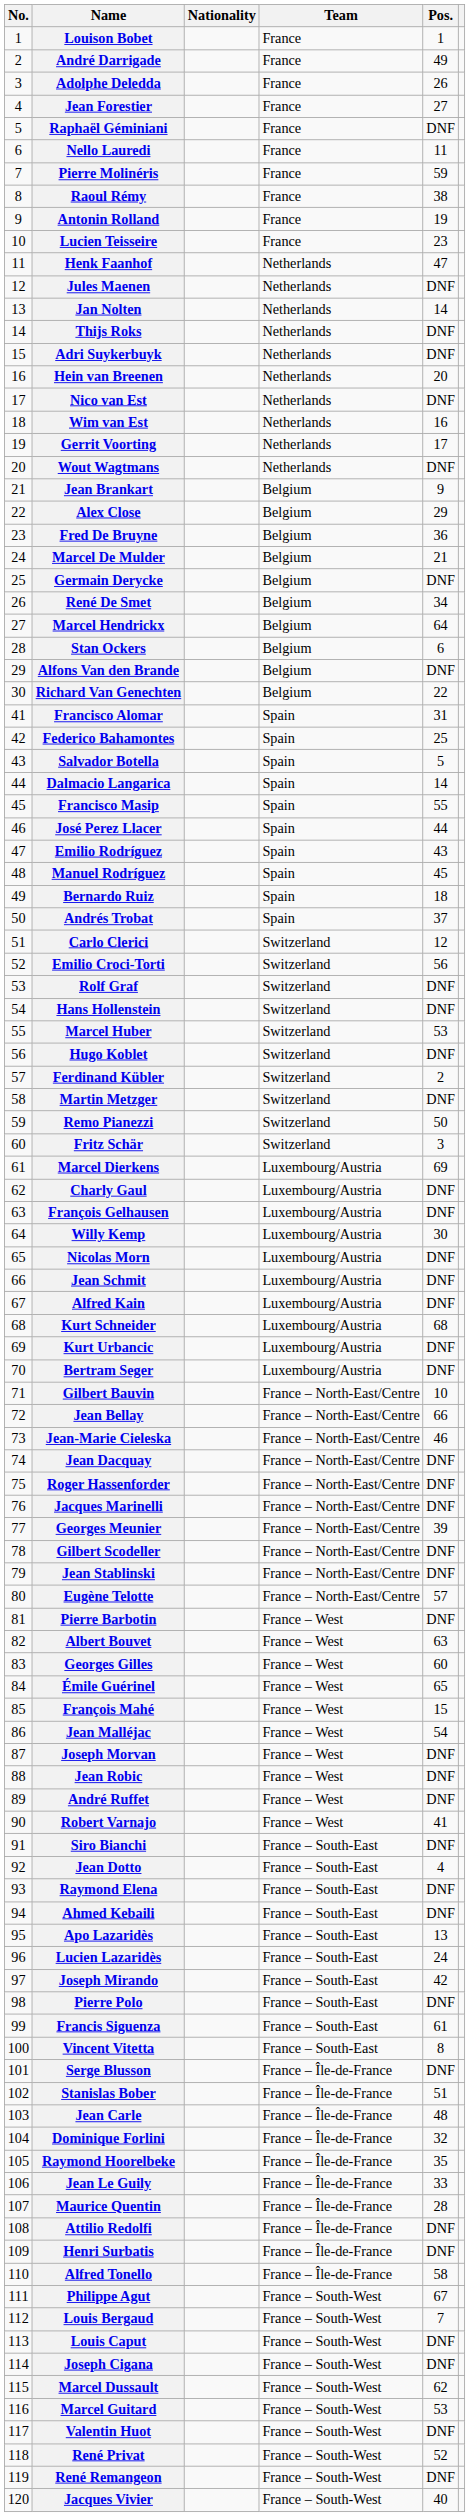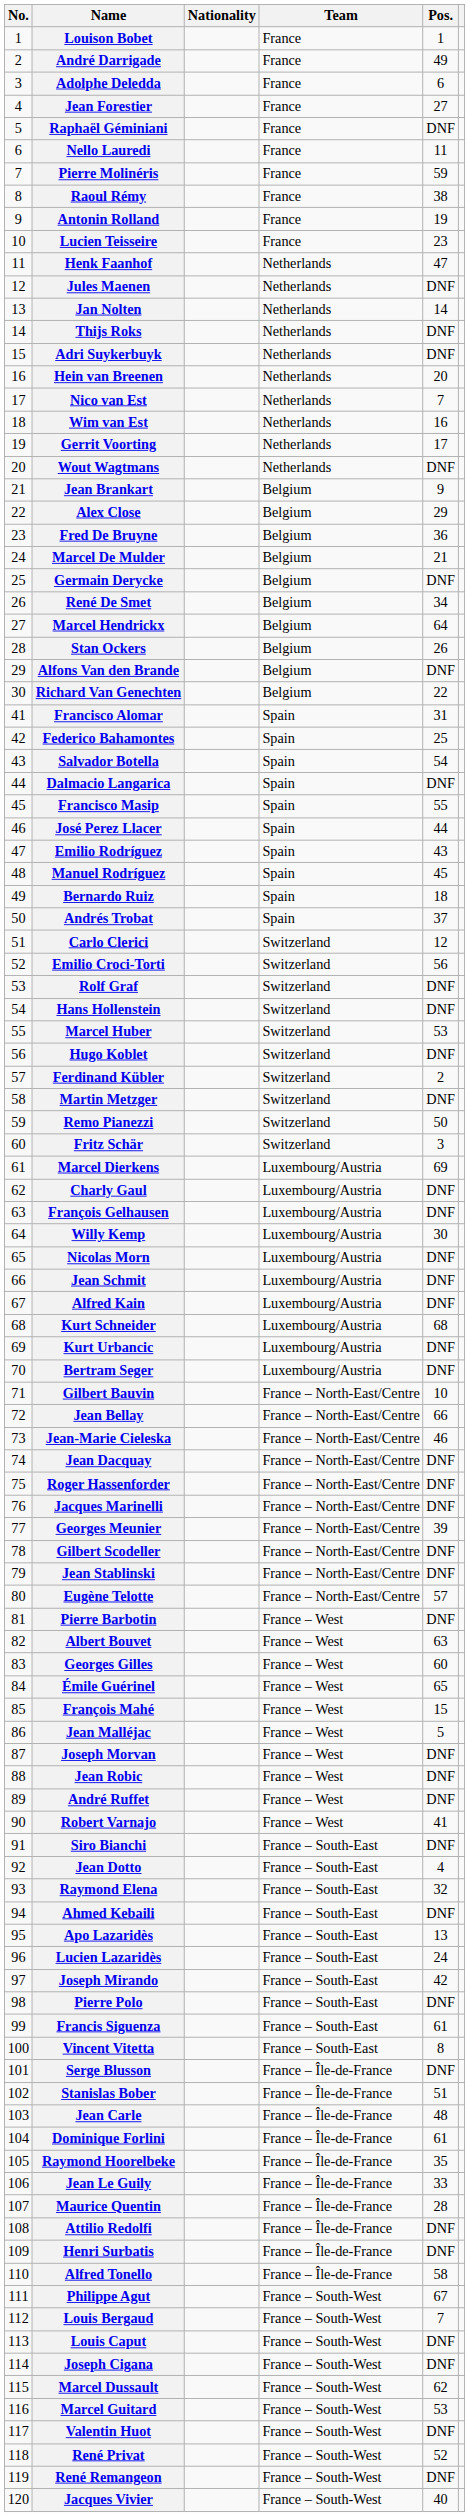(441, 83) 26 -> (441, 83) 6
(441, 399) DNF -> (441, 399) 7
(441, 648) 6 -> (441, 648) 26
(441, 761) 5 -> (441, 761) 54
(441, 783) 14 -> (441, 783) DNF
(441, 1732) 54 -> (441, 1732) 5
(441, 1890) DNF -> (441, 1890) 32
(441, 2138) 32 -> (441, 2138) 61
